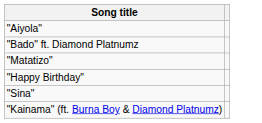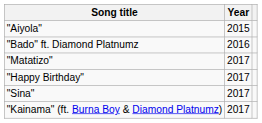+ column: (238, 12)
